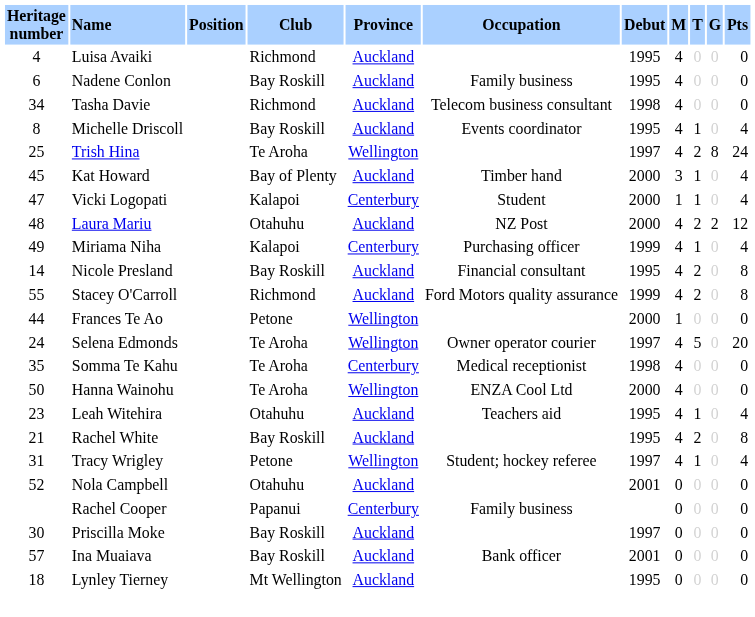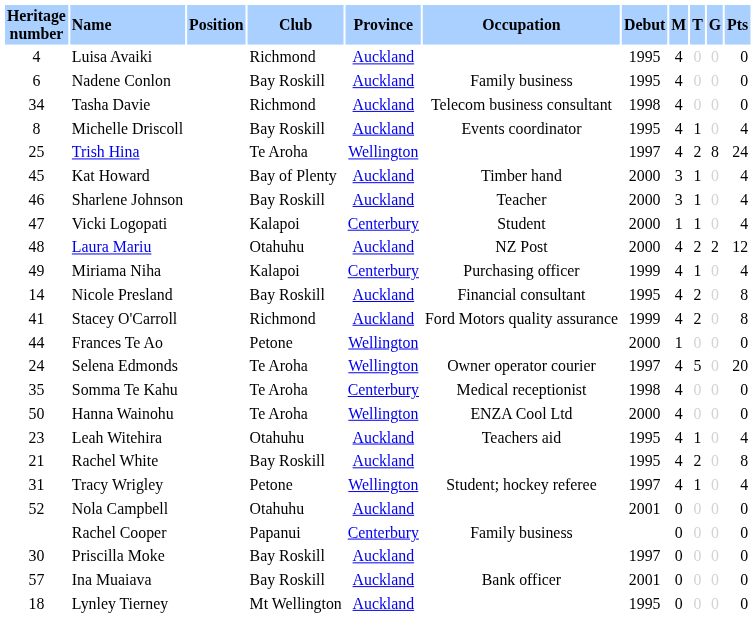+ row: (127, 200)
(36, 295) 55 -> (36, 318) 41
